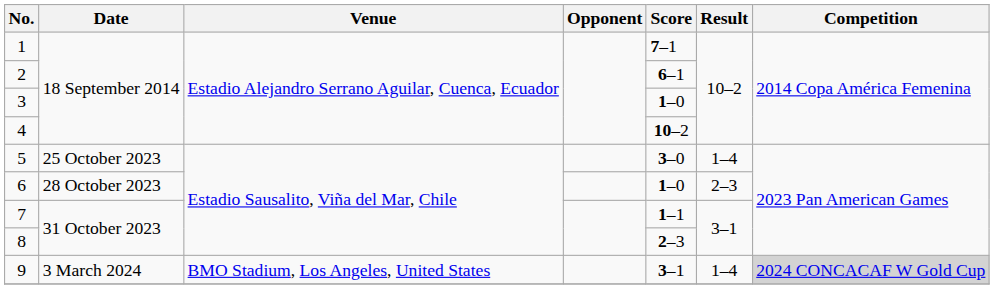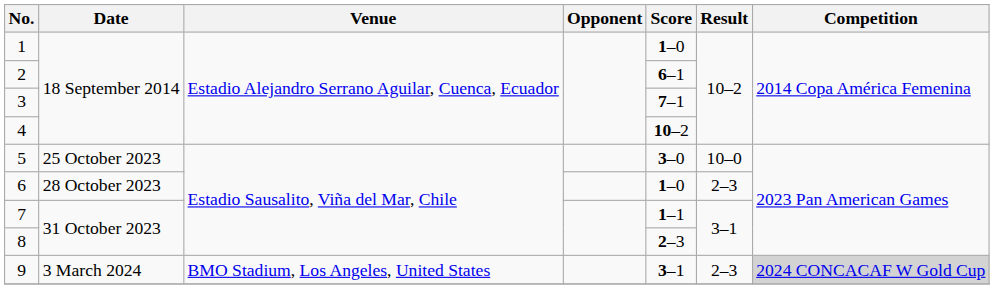(664, 46) 7–1 -> (671, 46) 1–0
(671, 102) 1–0 -> (671, 102) 7–1
(724, 158) 1–4 -> (724, 158) 10–0
(724, 269) 1–4 -> (724, 269) 2–3
